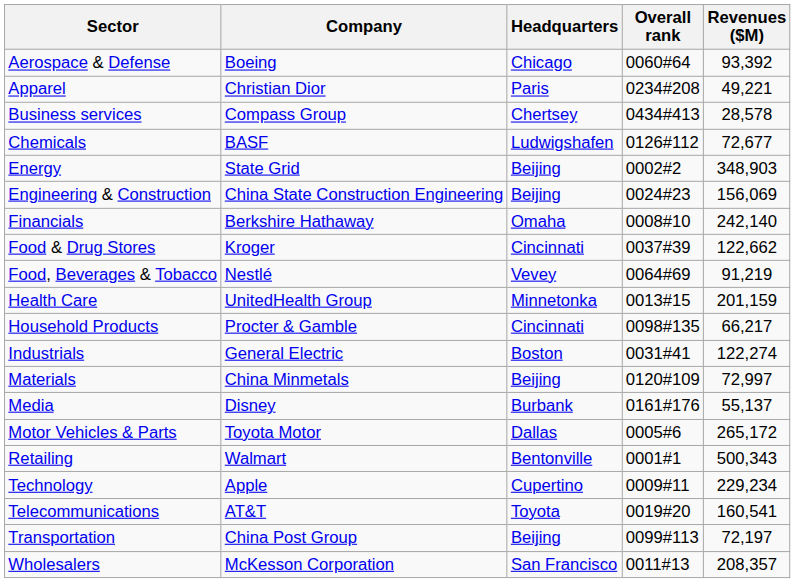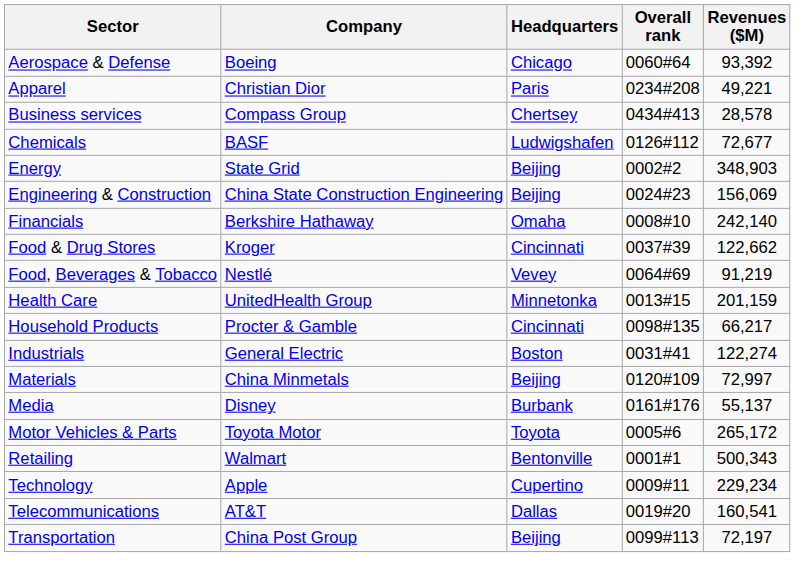(534, 432) Dallas -> (535, 432) Toyota
(535, 511) Toyota -> (534, 511) Dallas
- row: (54, 564)
